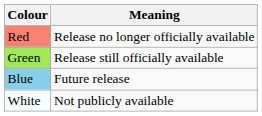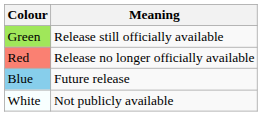rows swapped: (18, 36) <-> (24, 57)
